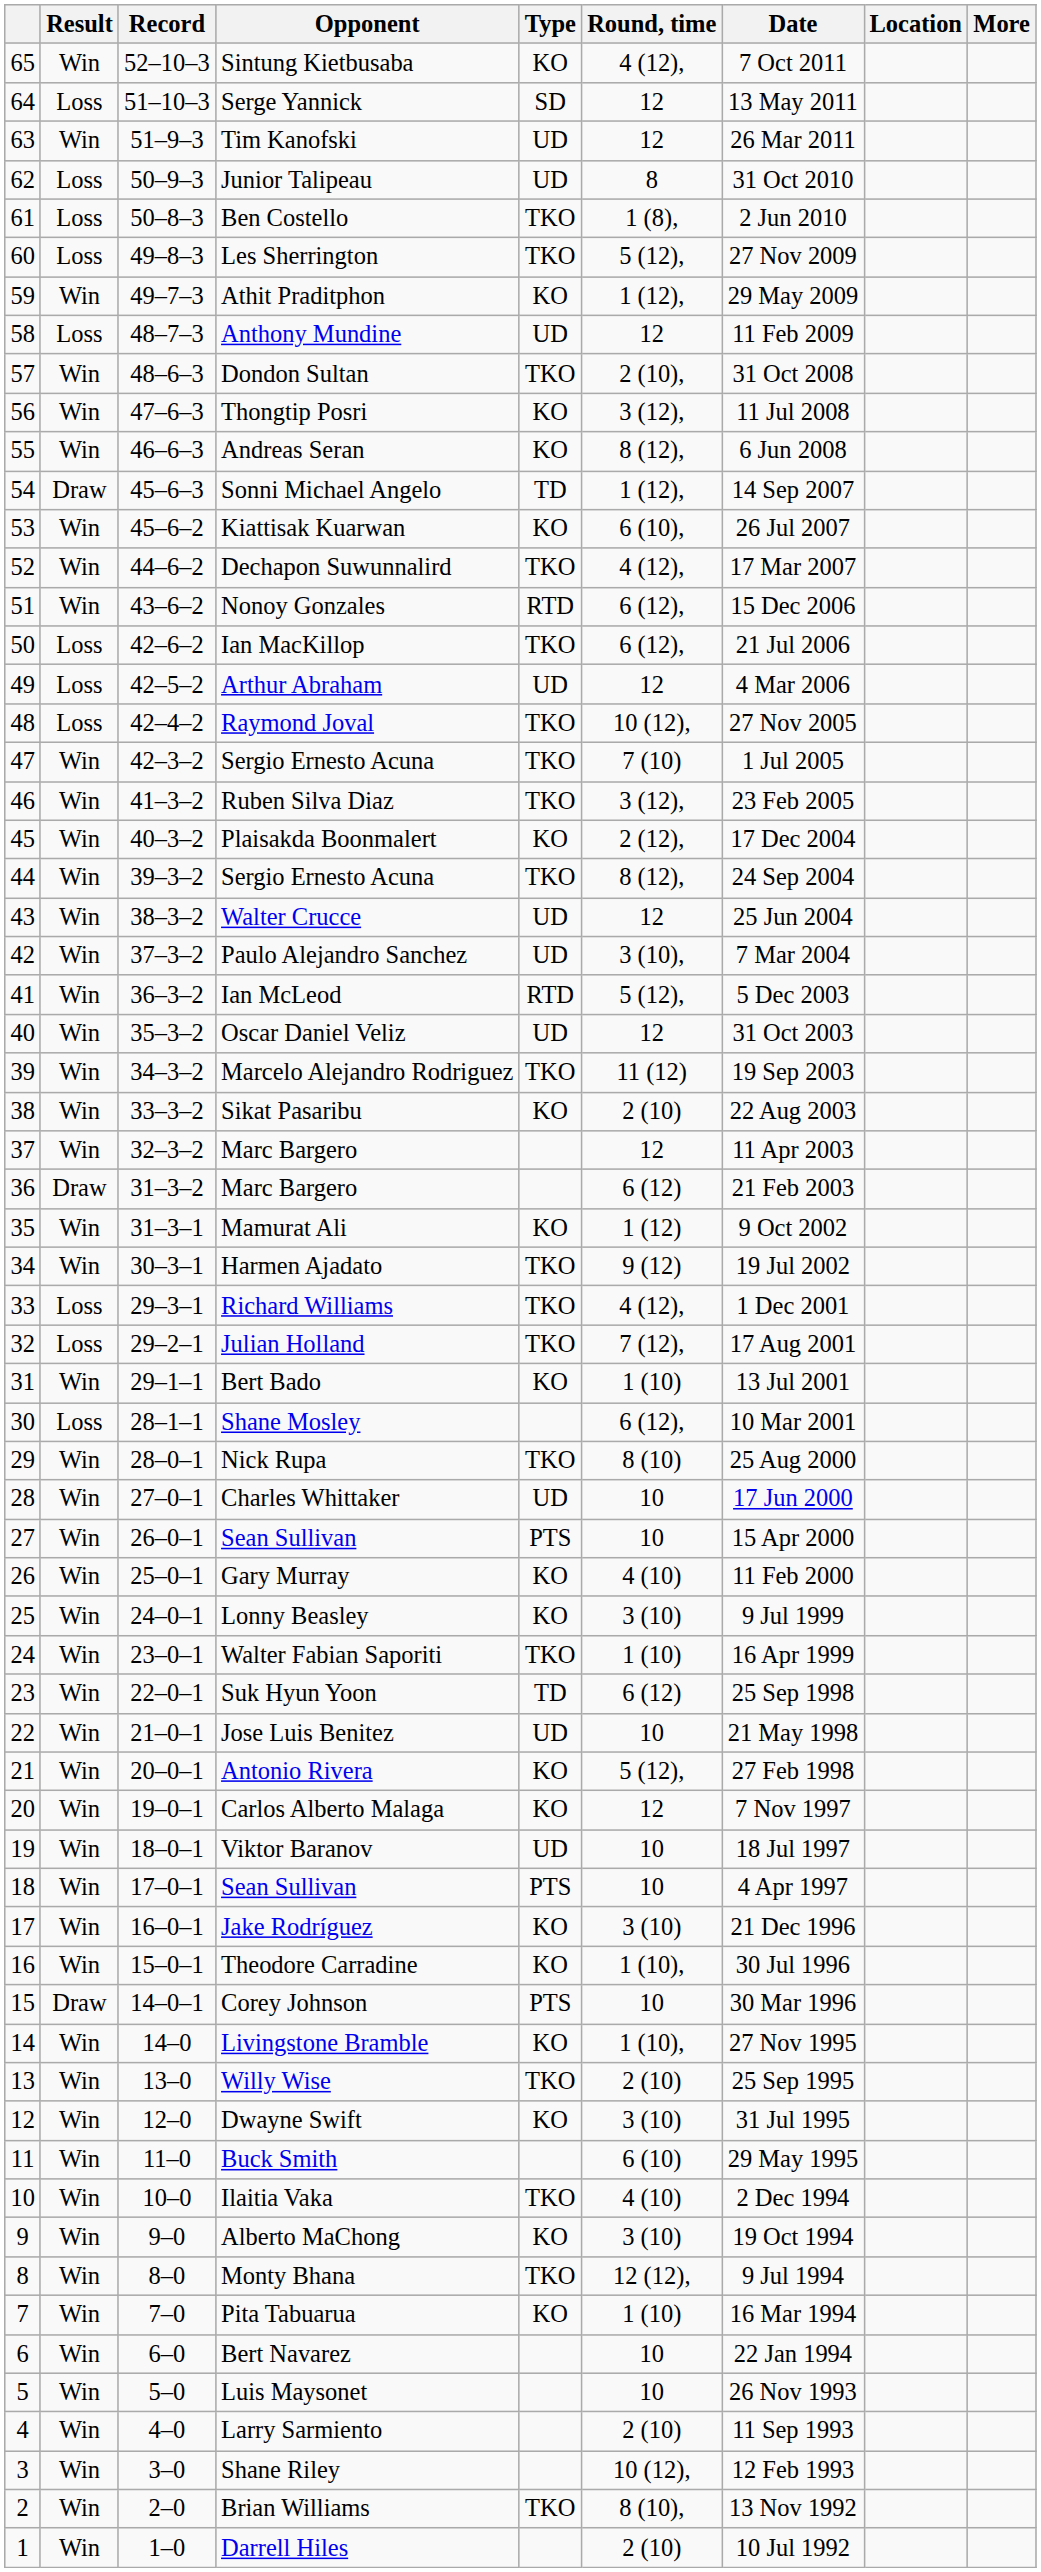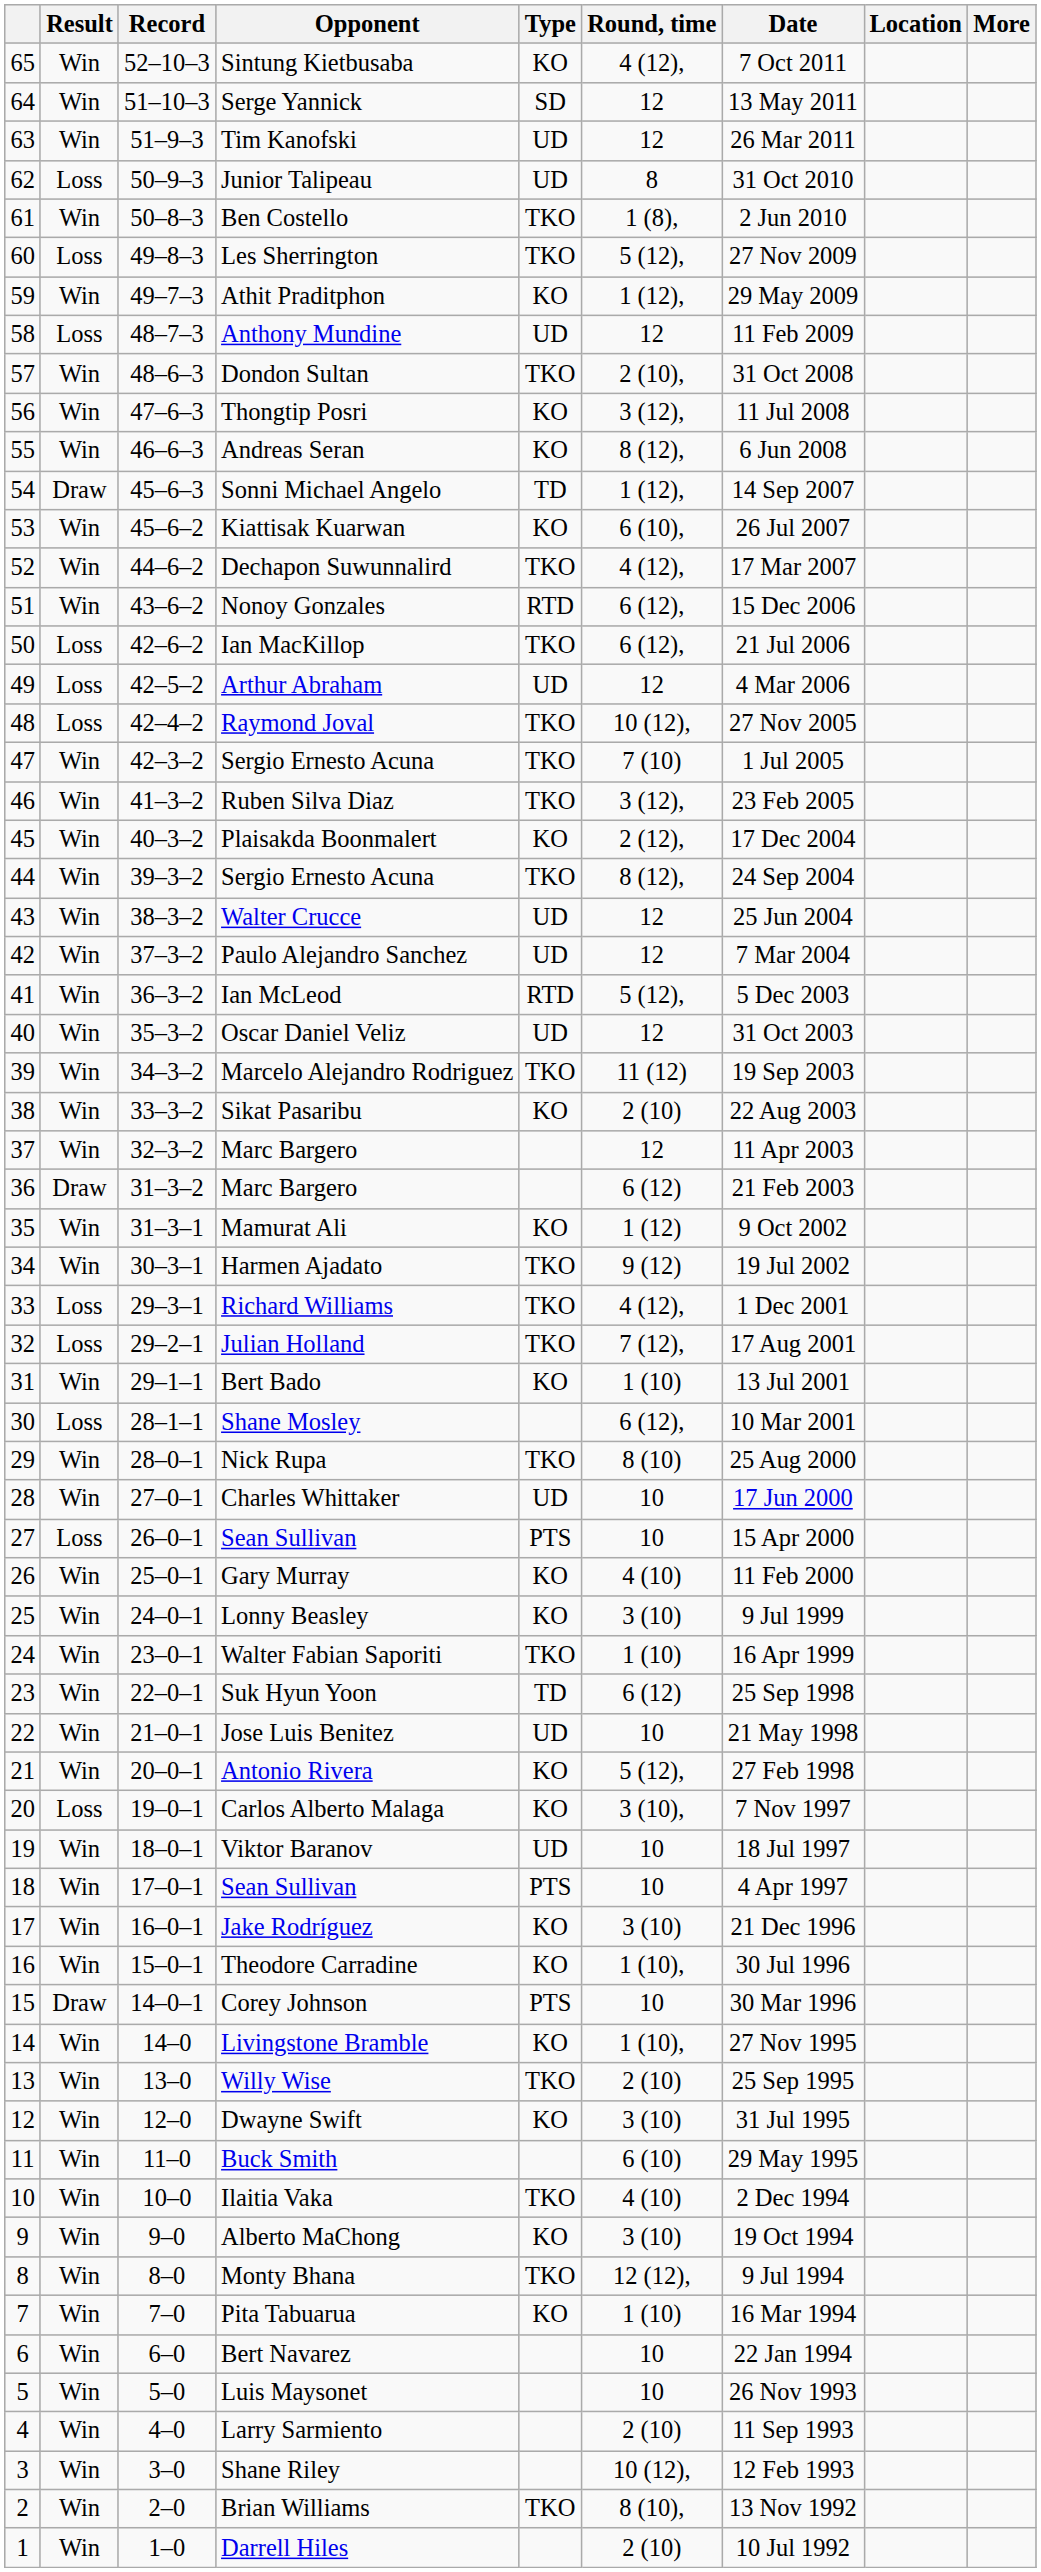(79, 101) Loss -> (79, 101) Win
(79, 218) Loss -> (79, 218) Win
(652, 955) 3 (10), -> (652, 955) 12
(79, 1538) Win -> (79, 1538) Loss
(79, 1809) Win -> (79, 1809) Loss
(652, 1809) 12 -> (652, 1809) 3 (10),
